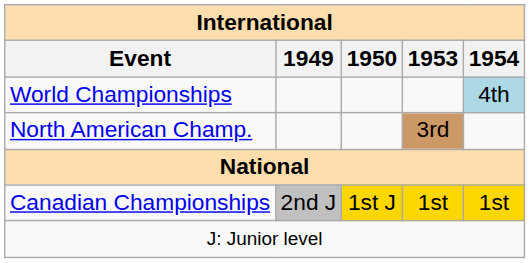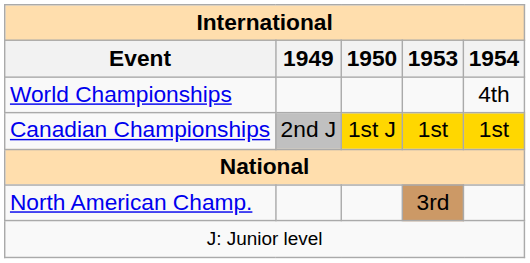(494, 94) lightblue background -> (494, 94) no background
rows swapped: (131, 130) <-> (140, 202)
